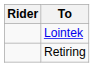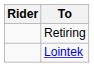rows swapped: (63, 33) <-> (65, 52)
